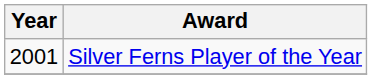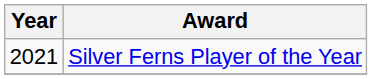(34, 56) 2001 -> (34, 56) 2021
